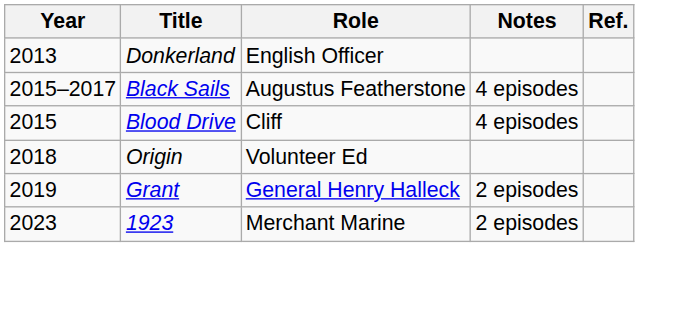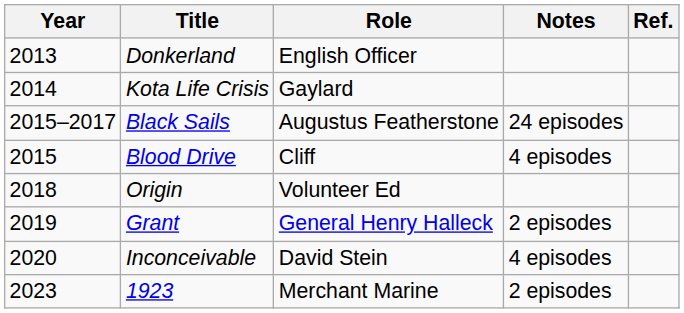+ row: (197, 88)
(527, 88) 4 episodes -> (566, 122) 24 episodes
+ row: (191, 257)
